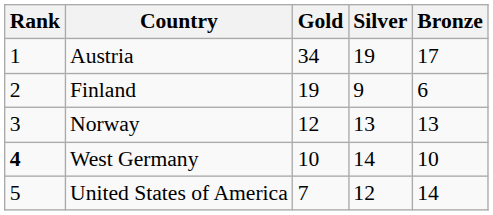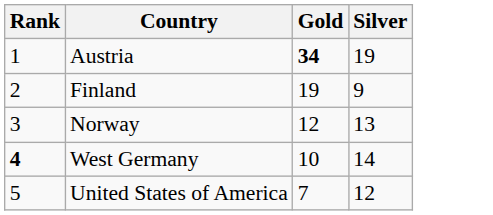- column: (450, 21)
(309, 55) normal -> (309, 55) bold
